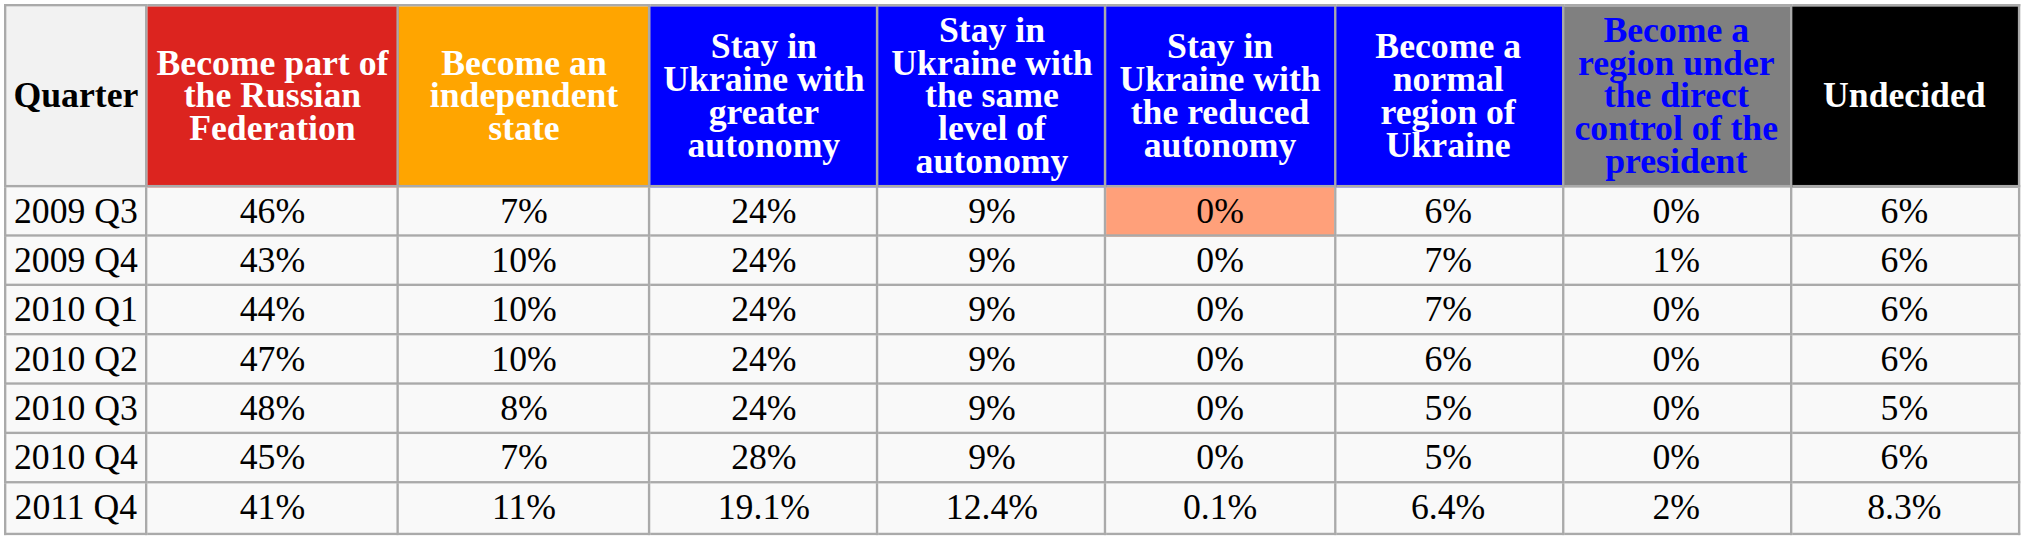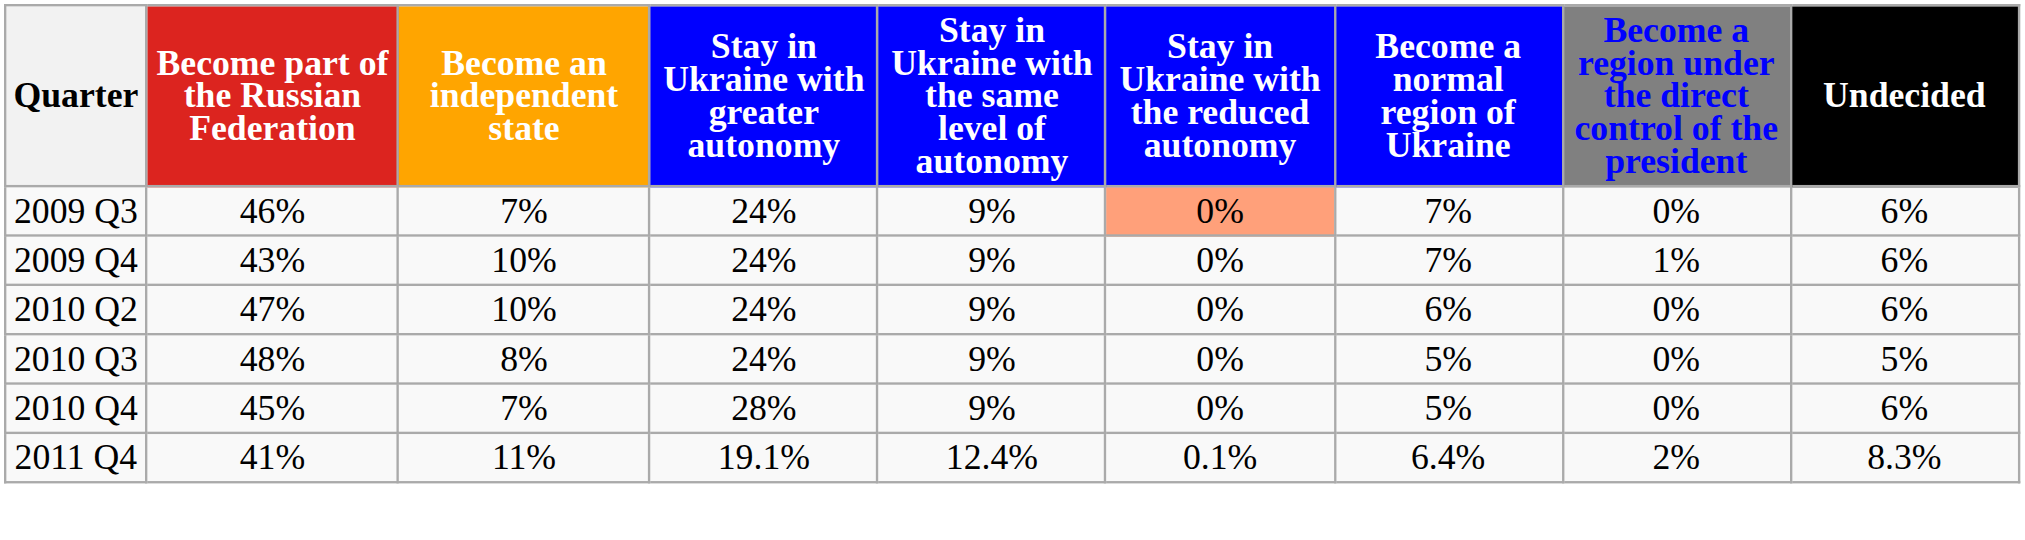(1448, 210) 6% -> (1448, 210) 7%
- row: (76, 309)
